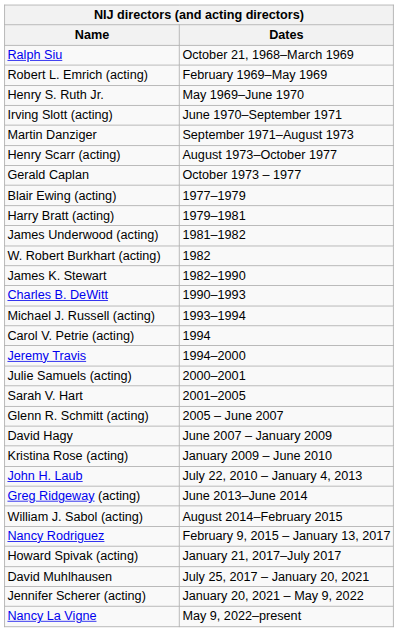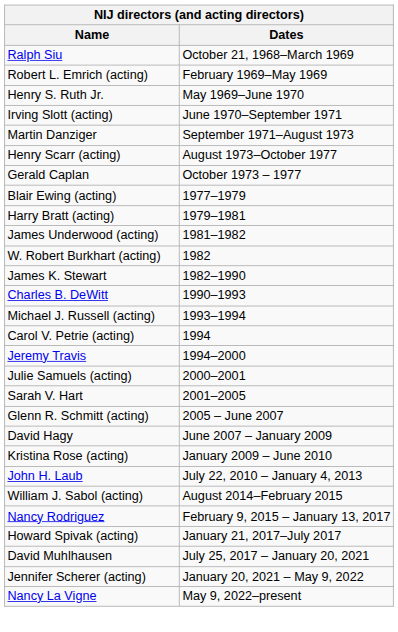- row: (74, 496)
